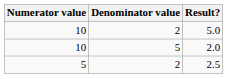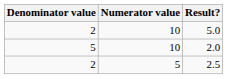columns swapped: (46, 13) <-> (136, 13)
